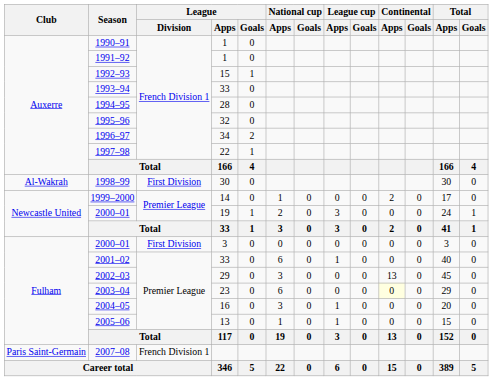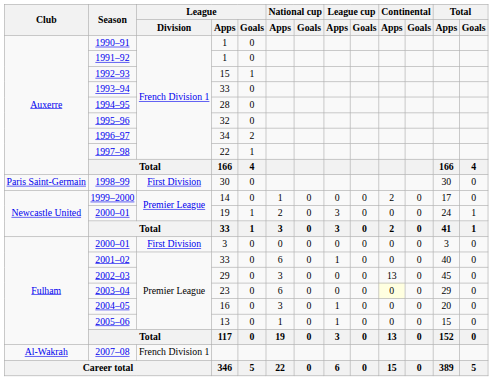(46, 182) Al-Wakrah -> (46, 182) Paris Saint-Germain
(46, 352) Paris Saint-Germain -> (46, 352) Al-Wakrah
